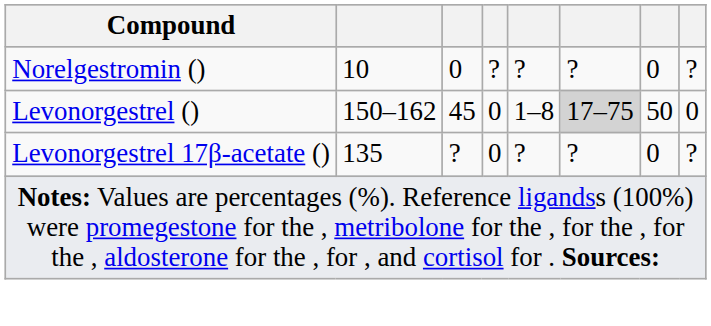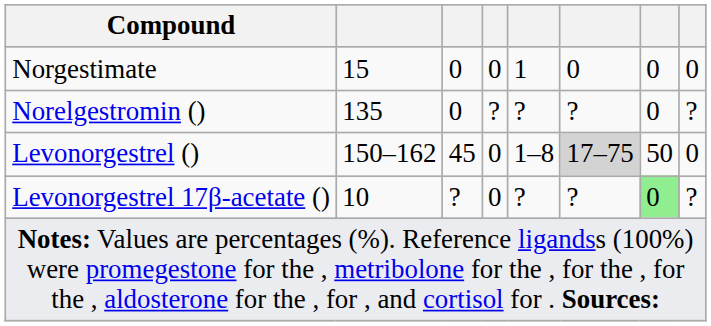+ row: (84, 68)
(356, 68) 10 -> (362, 111) 135
(362, 153) 135 -> (356, 196) 10
(653, 153) no background -> (653, 196) lightgreen background
